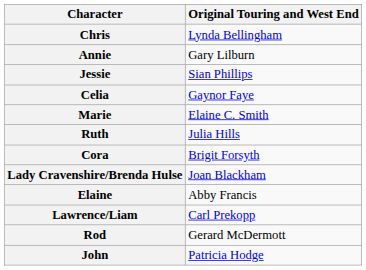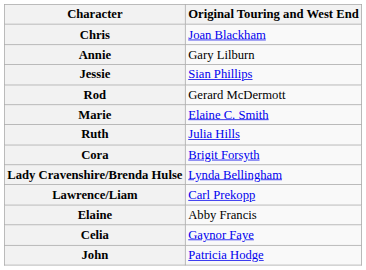(235, 34) Lynda Bellingham -> (227, 34) Joan Blackham
rows swapped: (95, 94) <-> (95, 235)
(227, 174) Joan Blackham -> (235, 174) Lynda Bellingham
rows swapped: (95, 194) <-> (95, 214)
